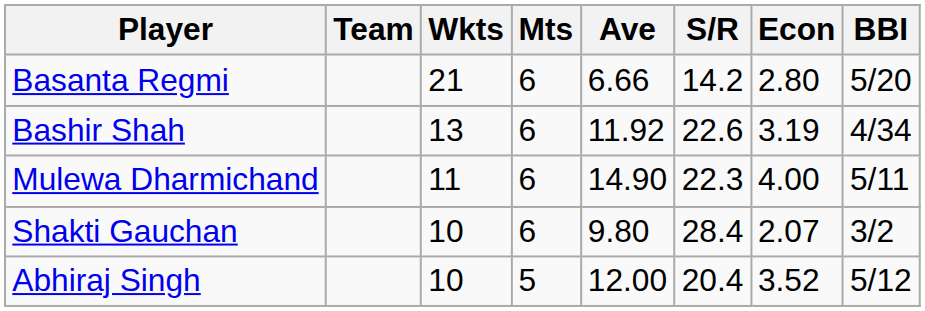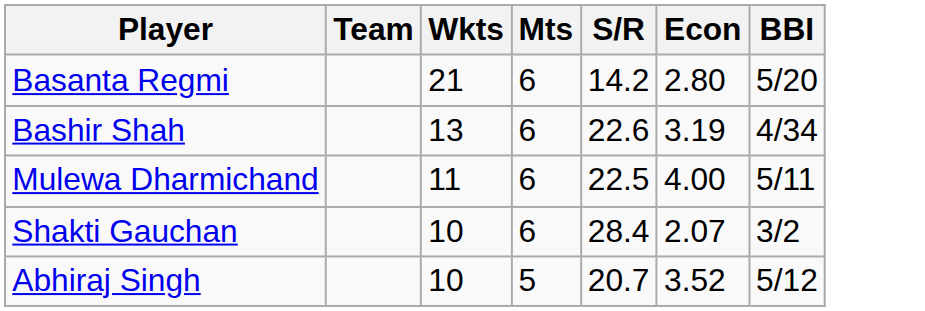- column: (627, 29)
(712, 180) 22.3 -> (619, 180) 22.5
(712, 280) 20.4 -> (619, 280) 20.7
